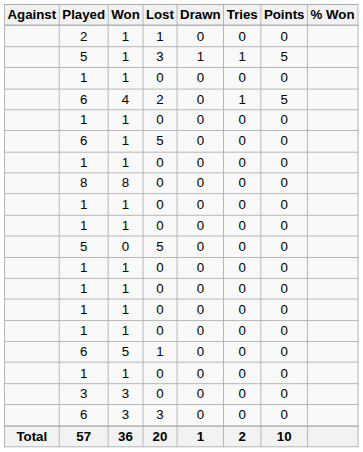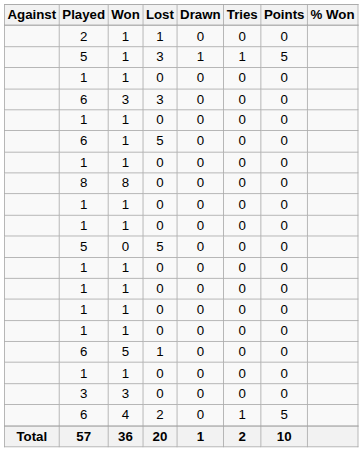rows swapped: (84, 99) <-> (84, 415)
